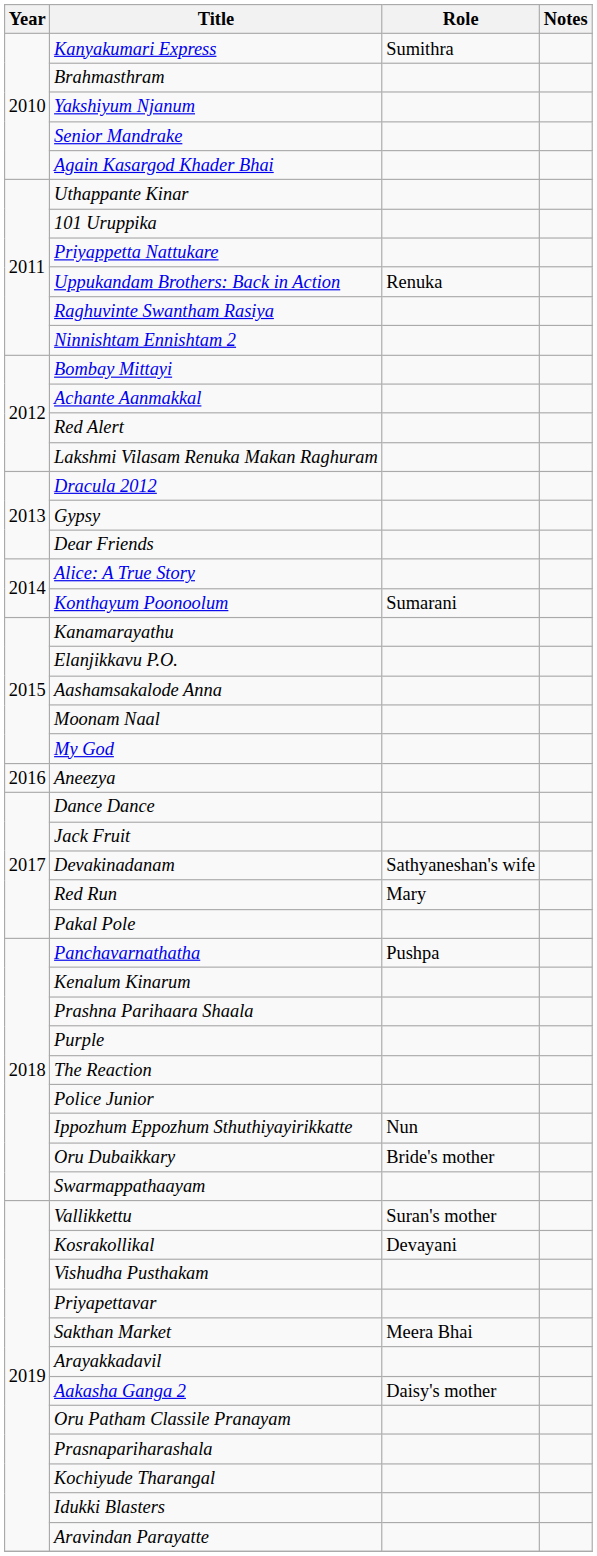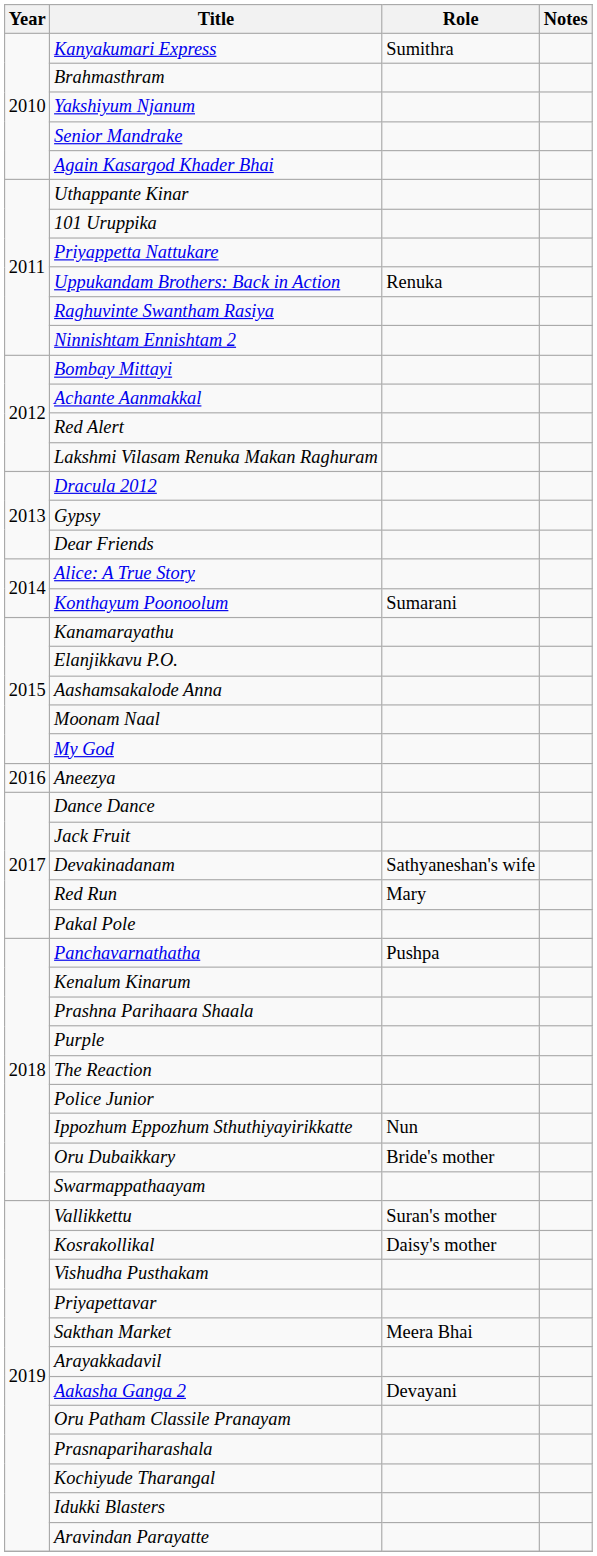(422, 1244) Devayani -> (441, 1244) Daisy's mother
(441, 1390) Daisy's mother -> (422, 1390) Devayani
